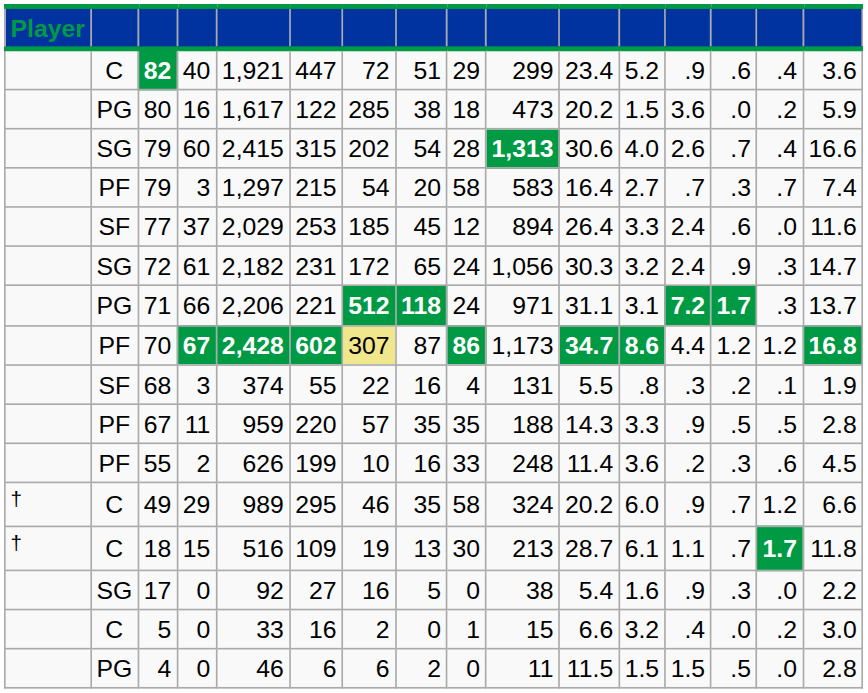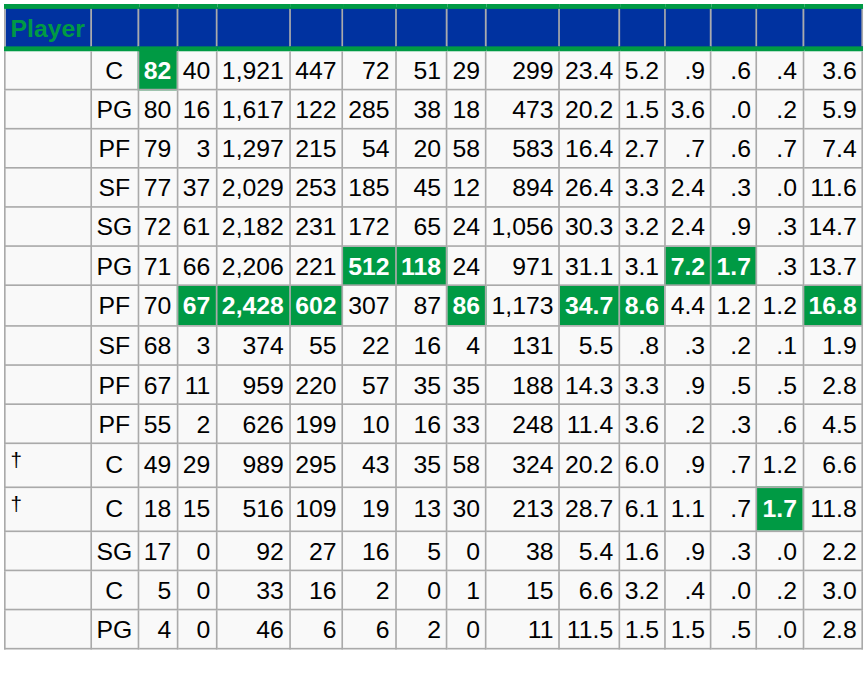- row: (158, 149)
(741, 188) .3 -> (741, 149) .6
(741, 227) .6 -> (741, 188) .3
(369, 345) khaki background -> (369, 306) no background
(376, 504) 46 -> (376, 465) 43
